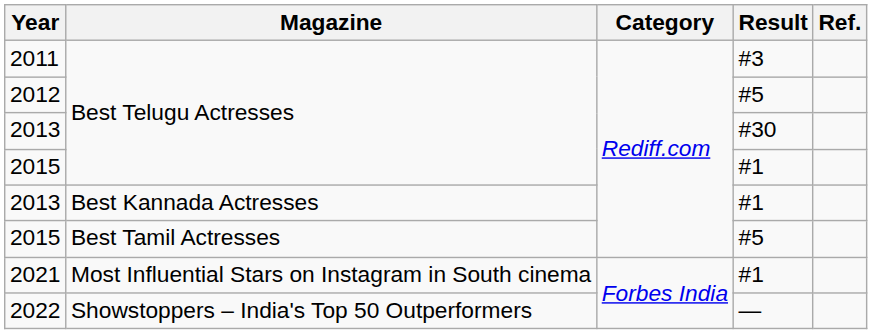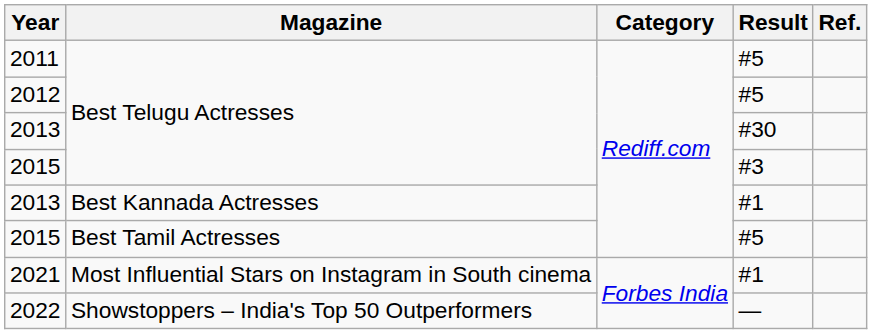(751, 58) #3 -> (751, 58) #5
(751, 166) #1 -> (751, 166) #3
